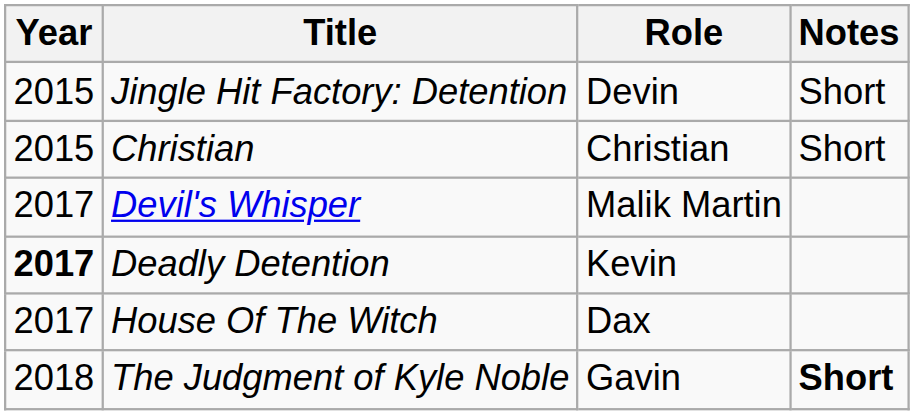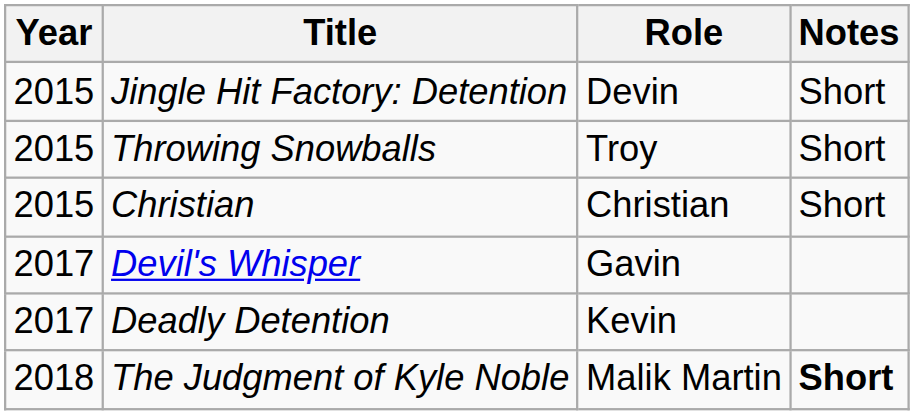+ row: (274, 148)
(684, 206) Malik Martin -> (634, 263) Gavin
(54, 263) bold -> (54, 321) normal
- row: (274, 321)
(634, 378) Gavin -> (684, 378) Malik Martin
